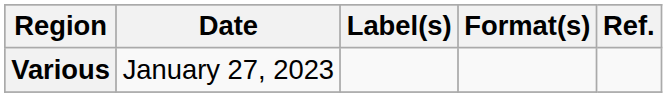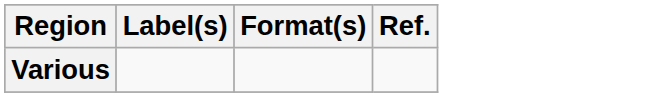- column: (228, 26)
